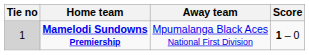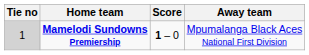columns swapped: (288, 12) <-> (210, 12)
